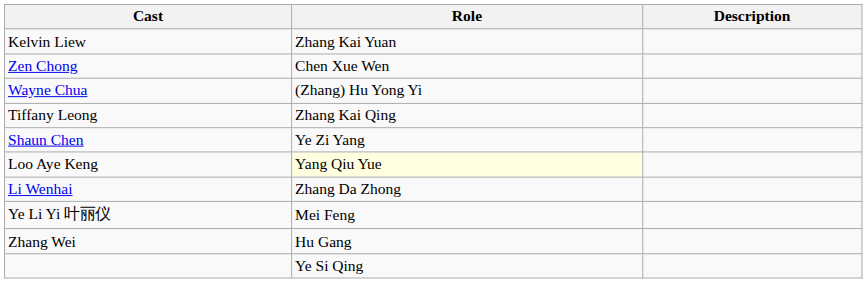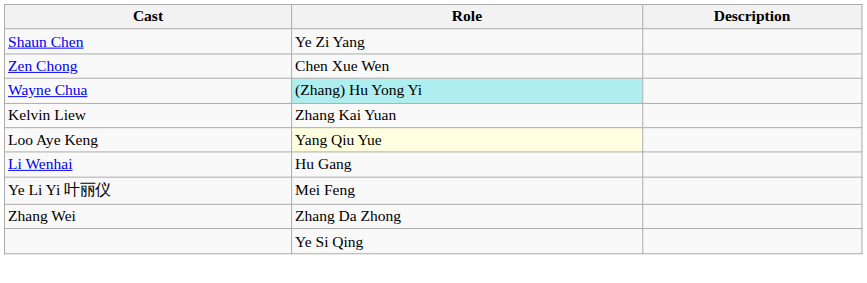rows swapped: (46, 139) <-> (47, 41)
(359, 90) no background -> (359, 90) paleturquoise background
- row: (53, 115)
(348, 189) Zhang Da Zhong -> (323, 164) Hu Gang
(323, 241) Hu Gang -> (348, 216) Zhang Da Zhong
